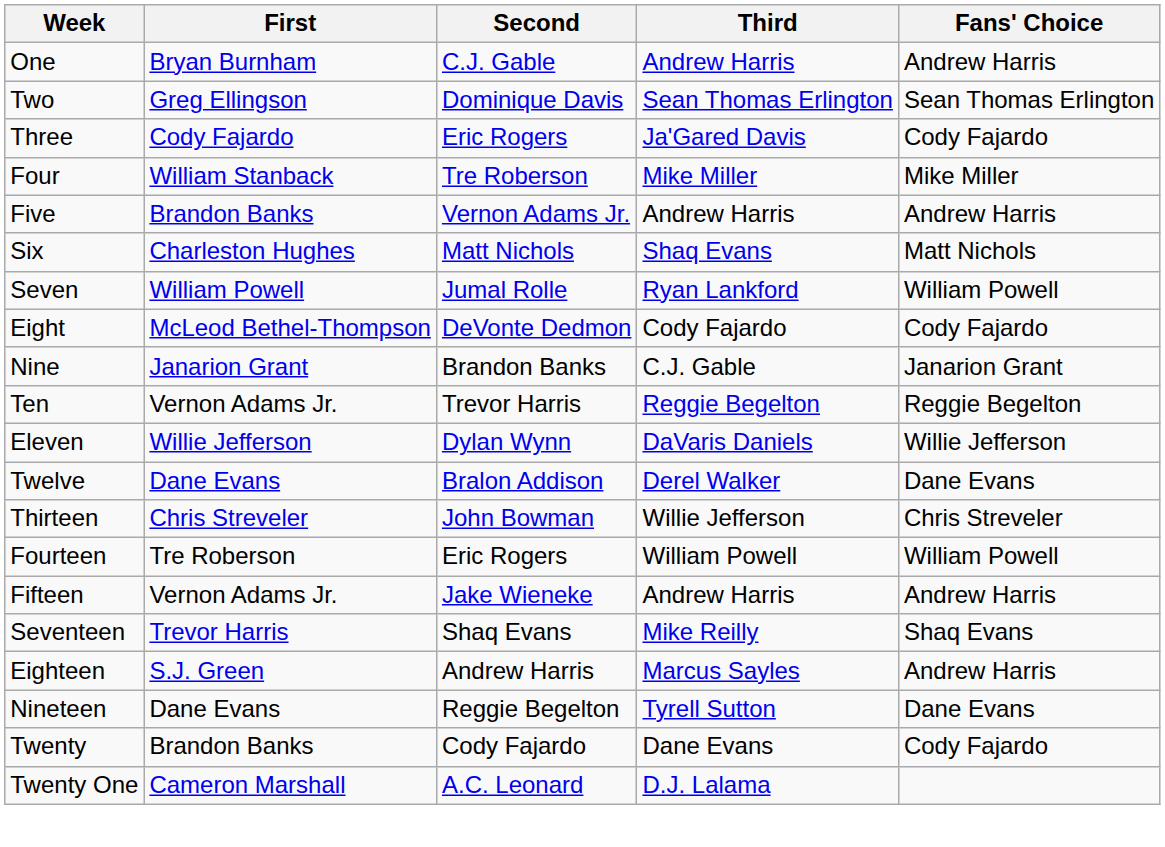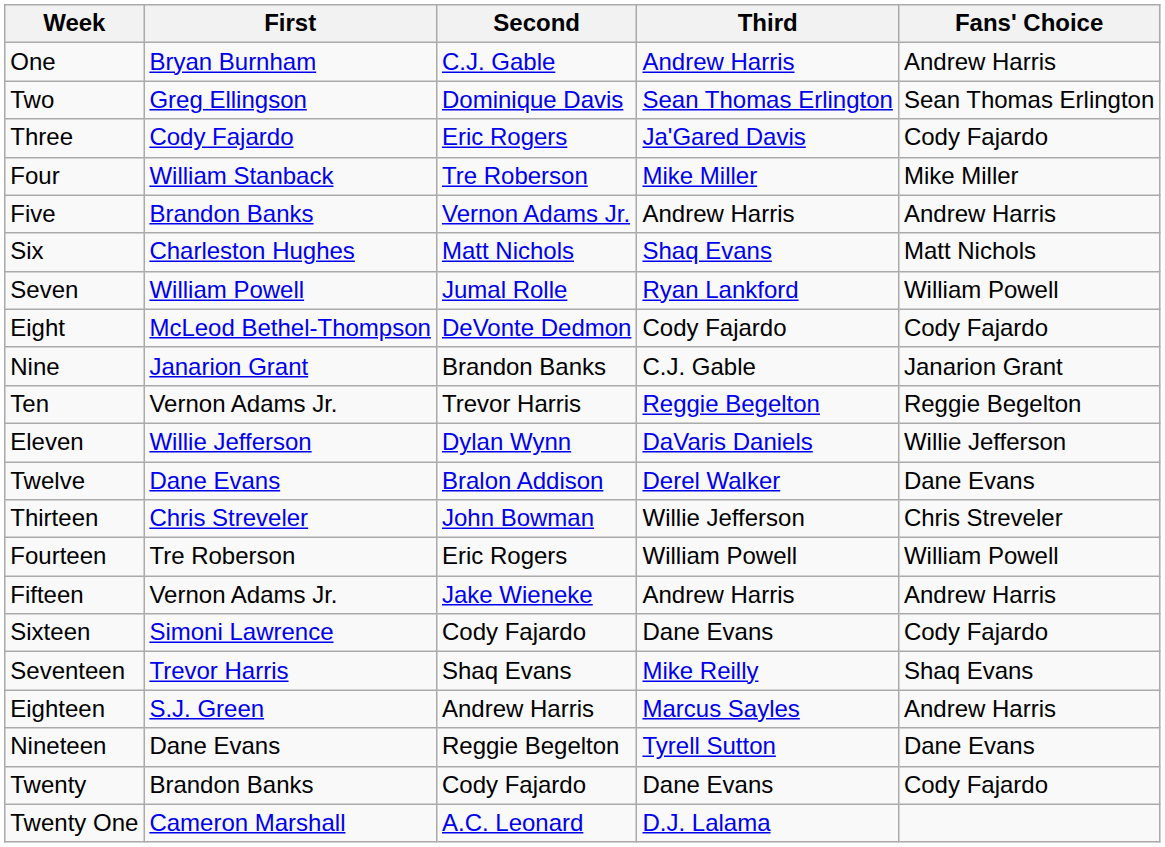+ row: (50, 632)
